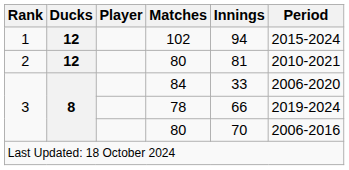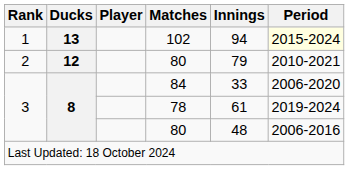(71, 38) 12 -> (71, 38) 13
(306, 38) no background -> (306, 38) lightyellow background
(239, 61) 81 -> (239, 61) 79
(239, 107) 66 -> (239, 107) 61
(239, 130) 70 -> (239, 130) 48
